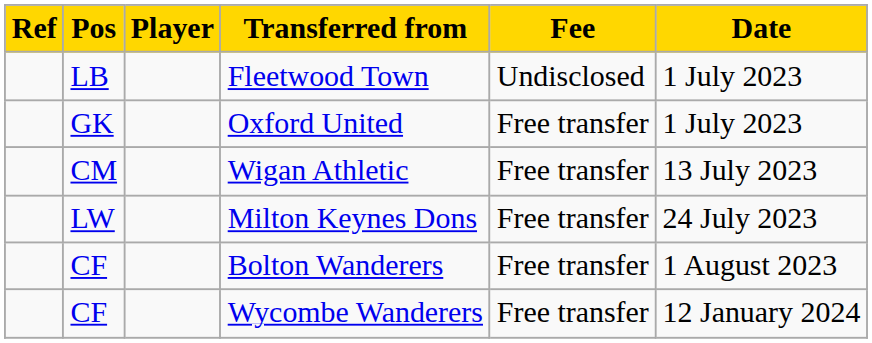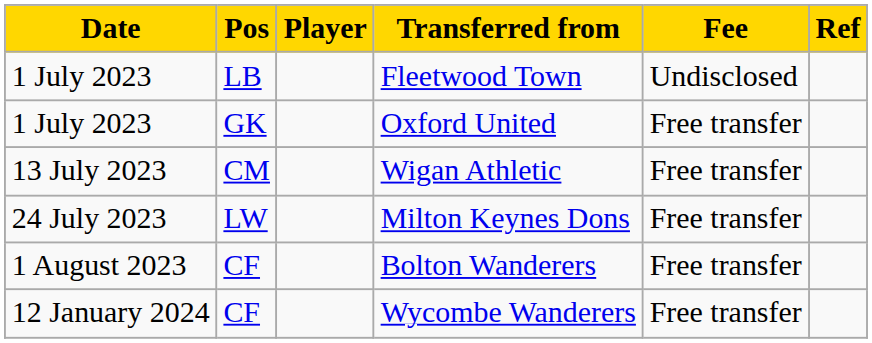columns swapped: (761, 28) <-> (34, 28)
